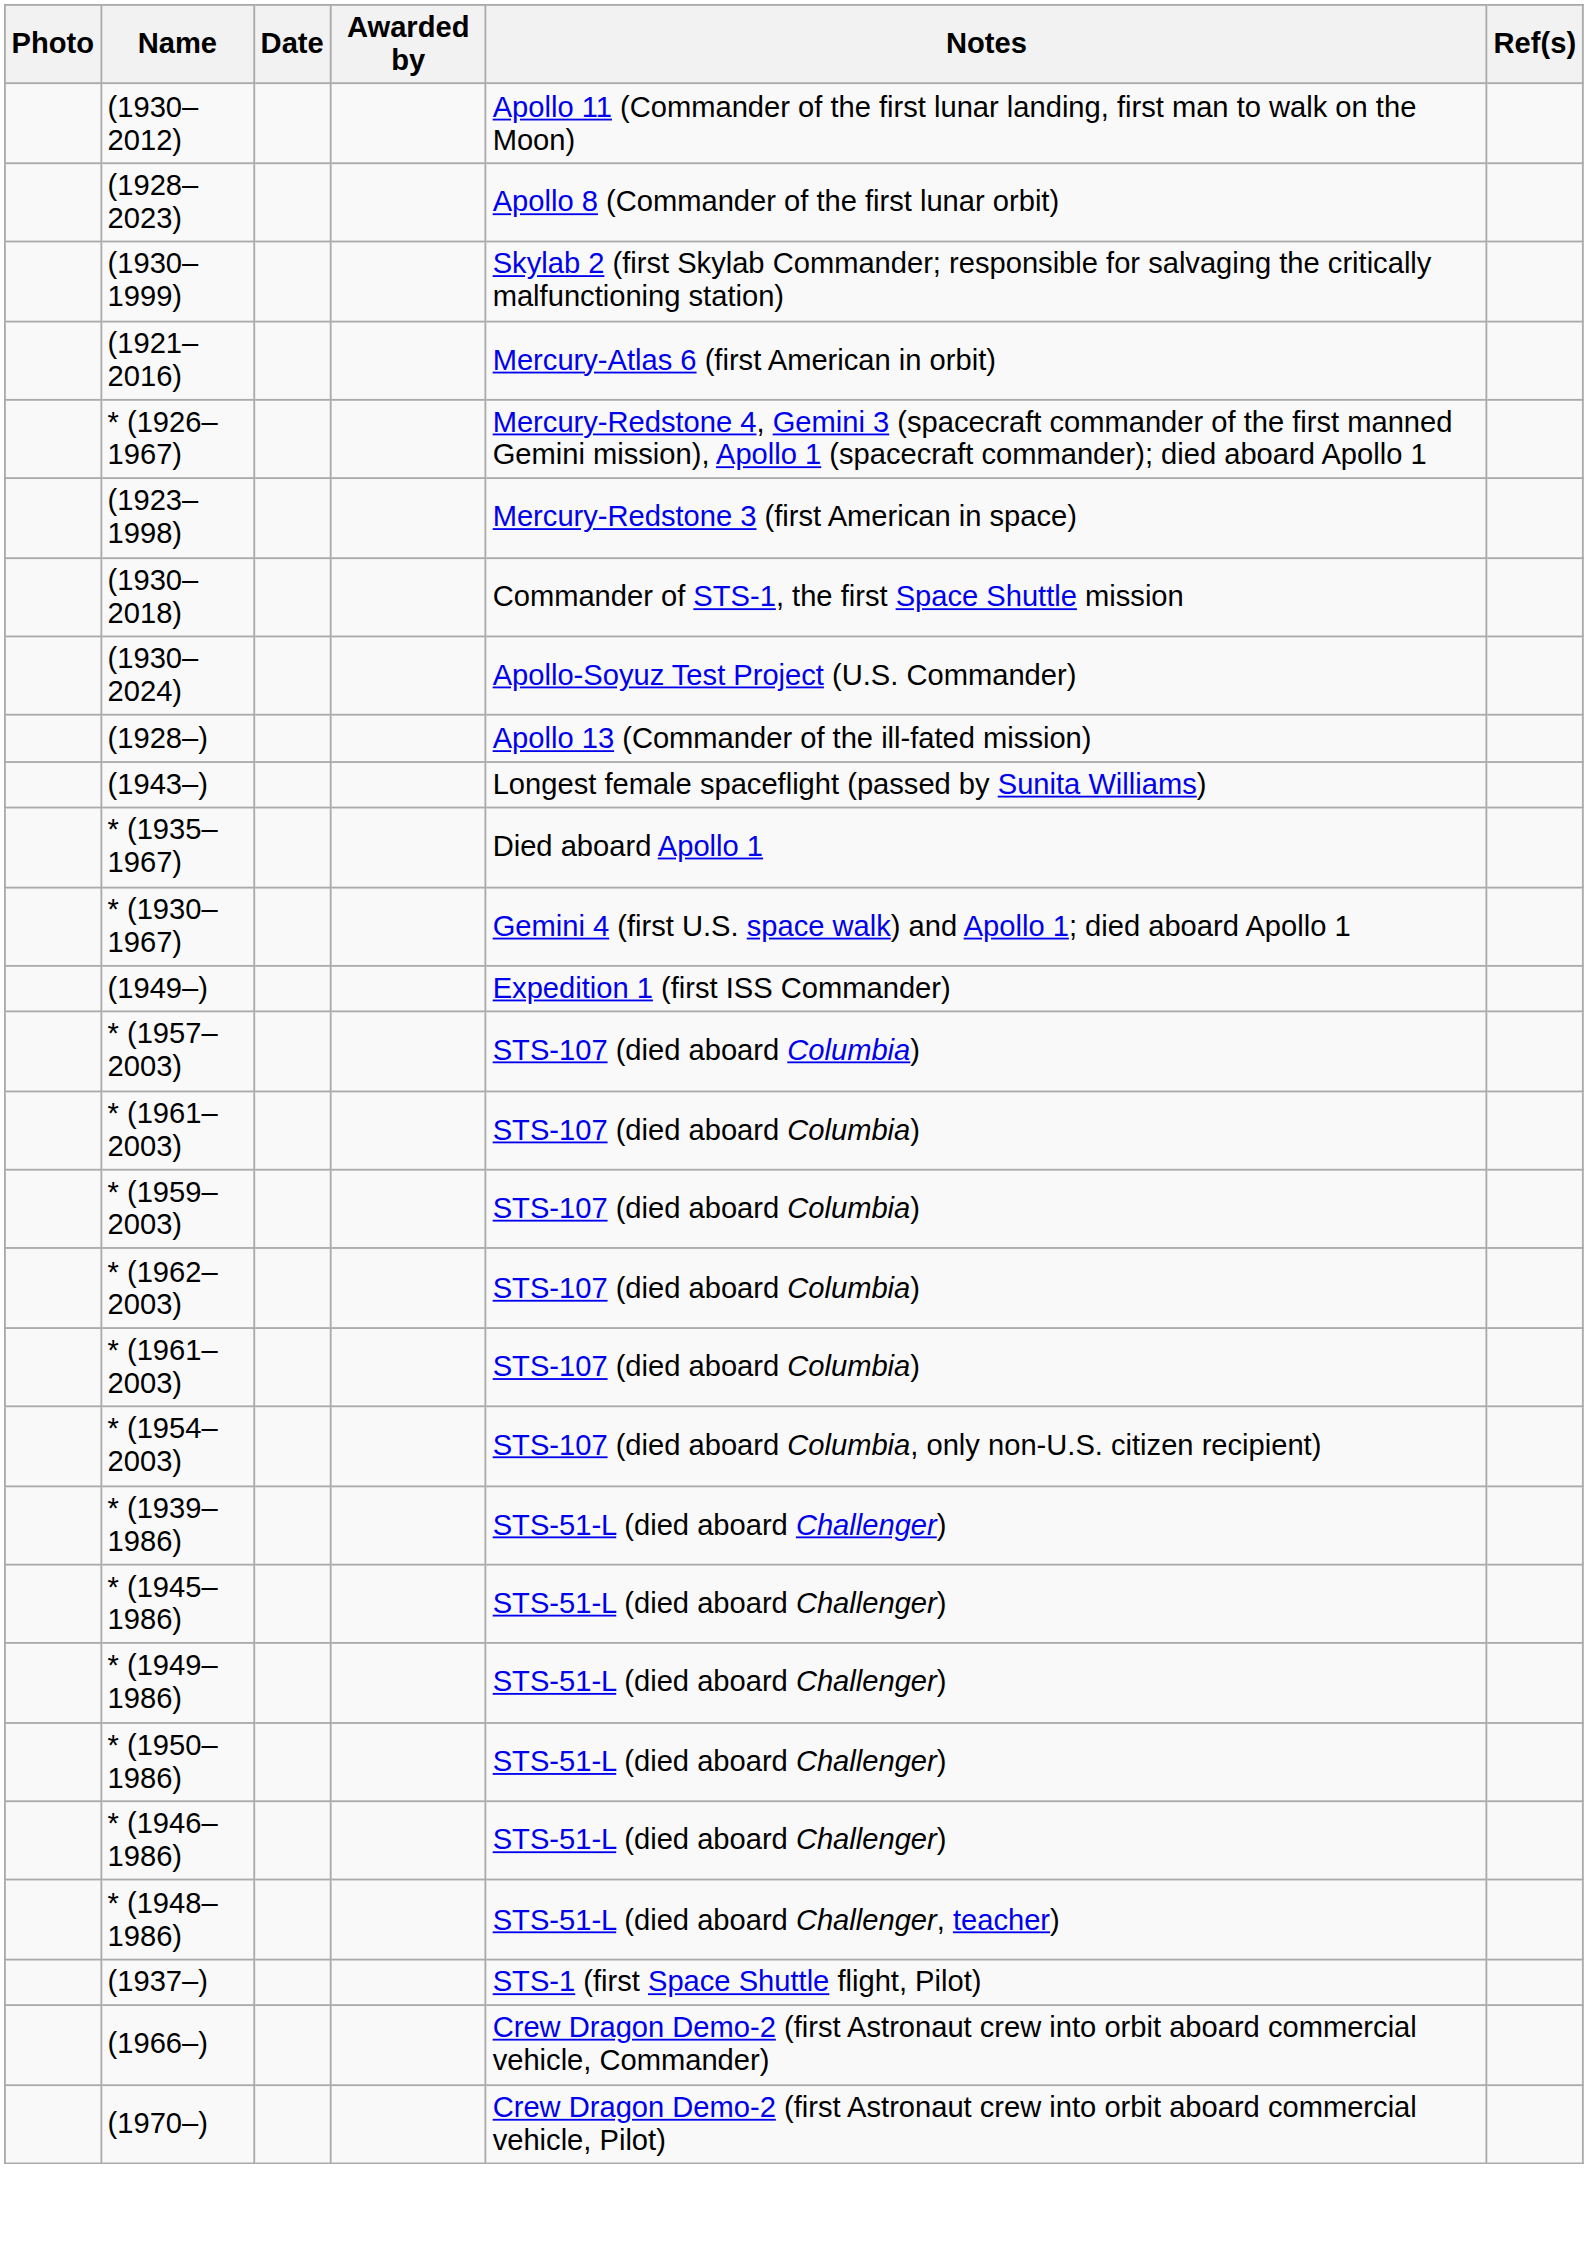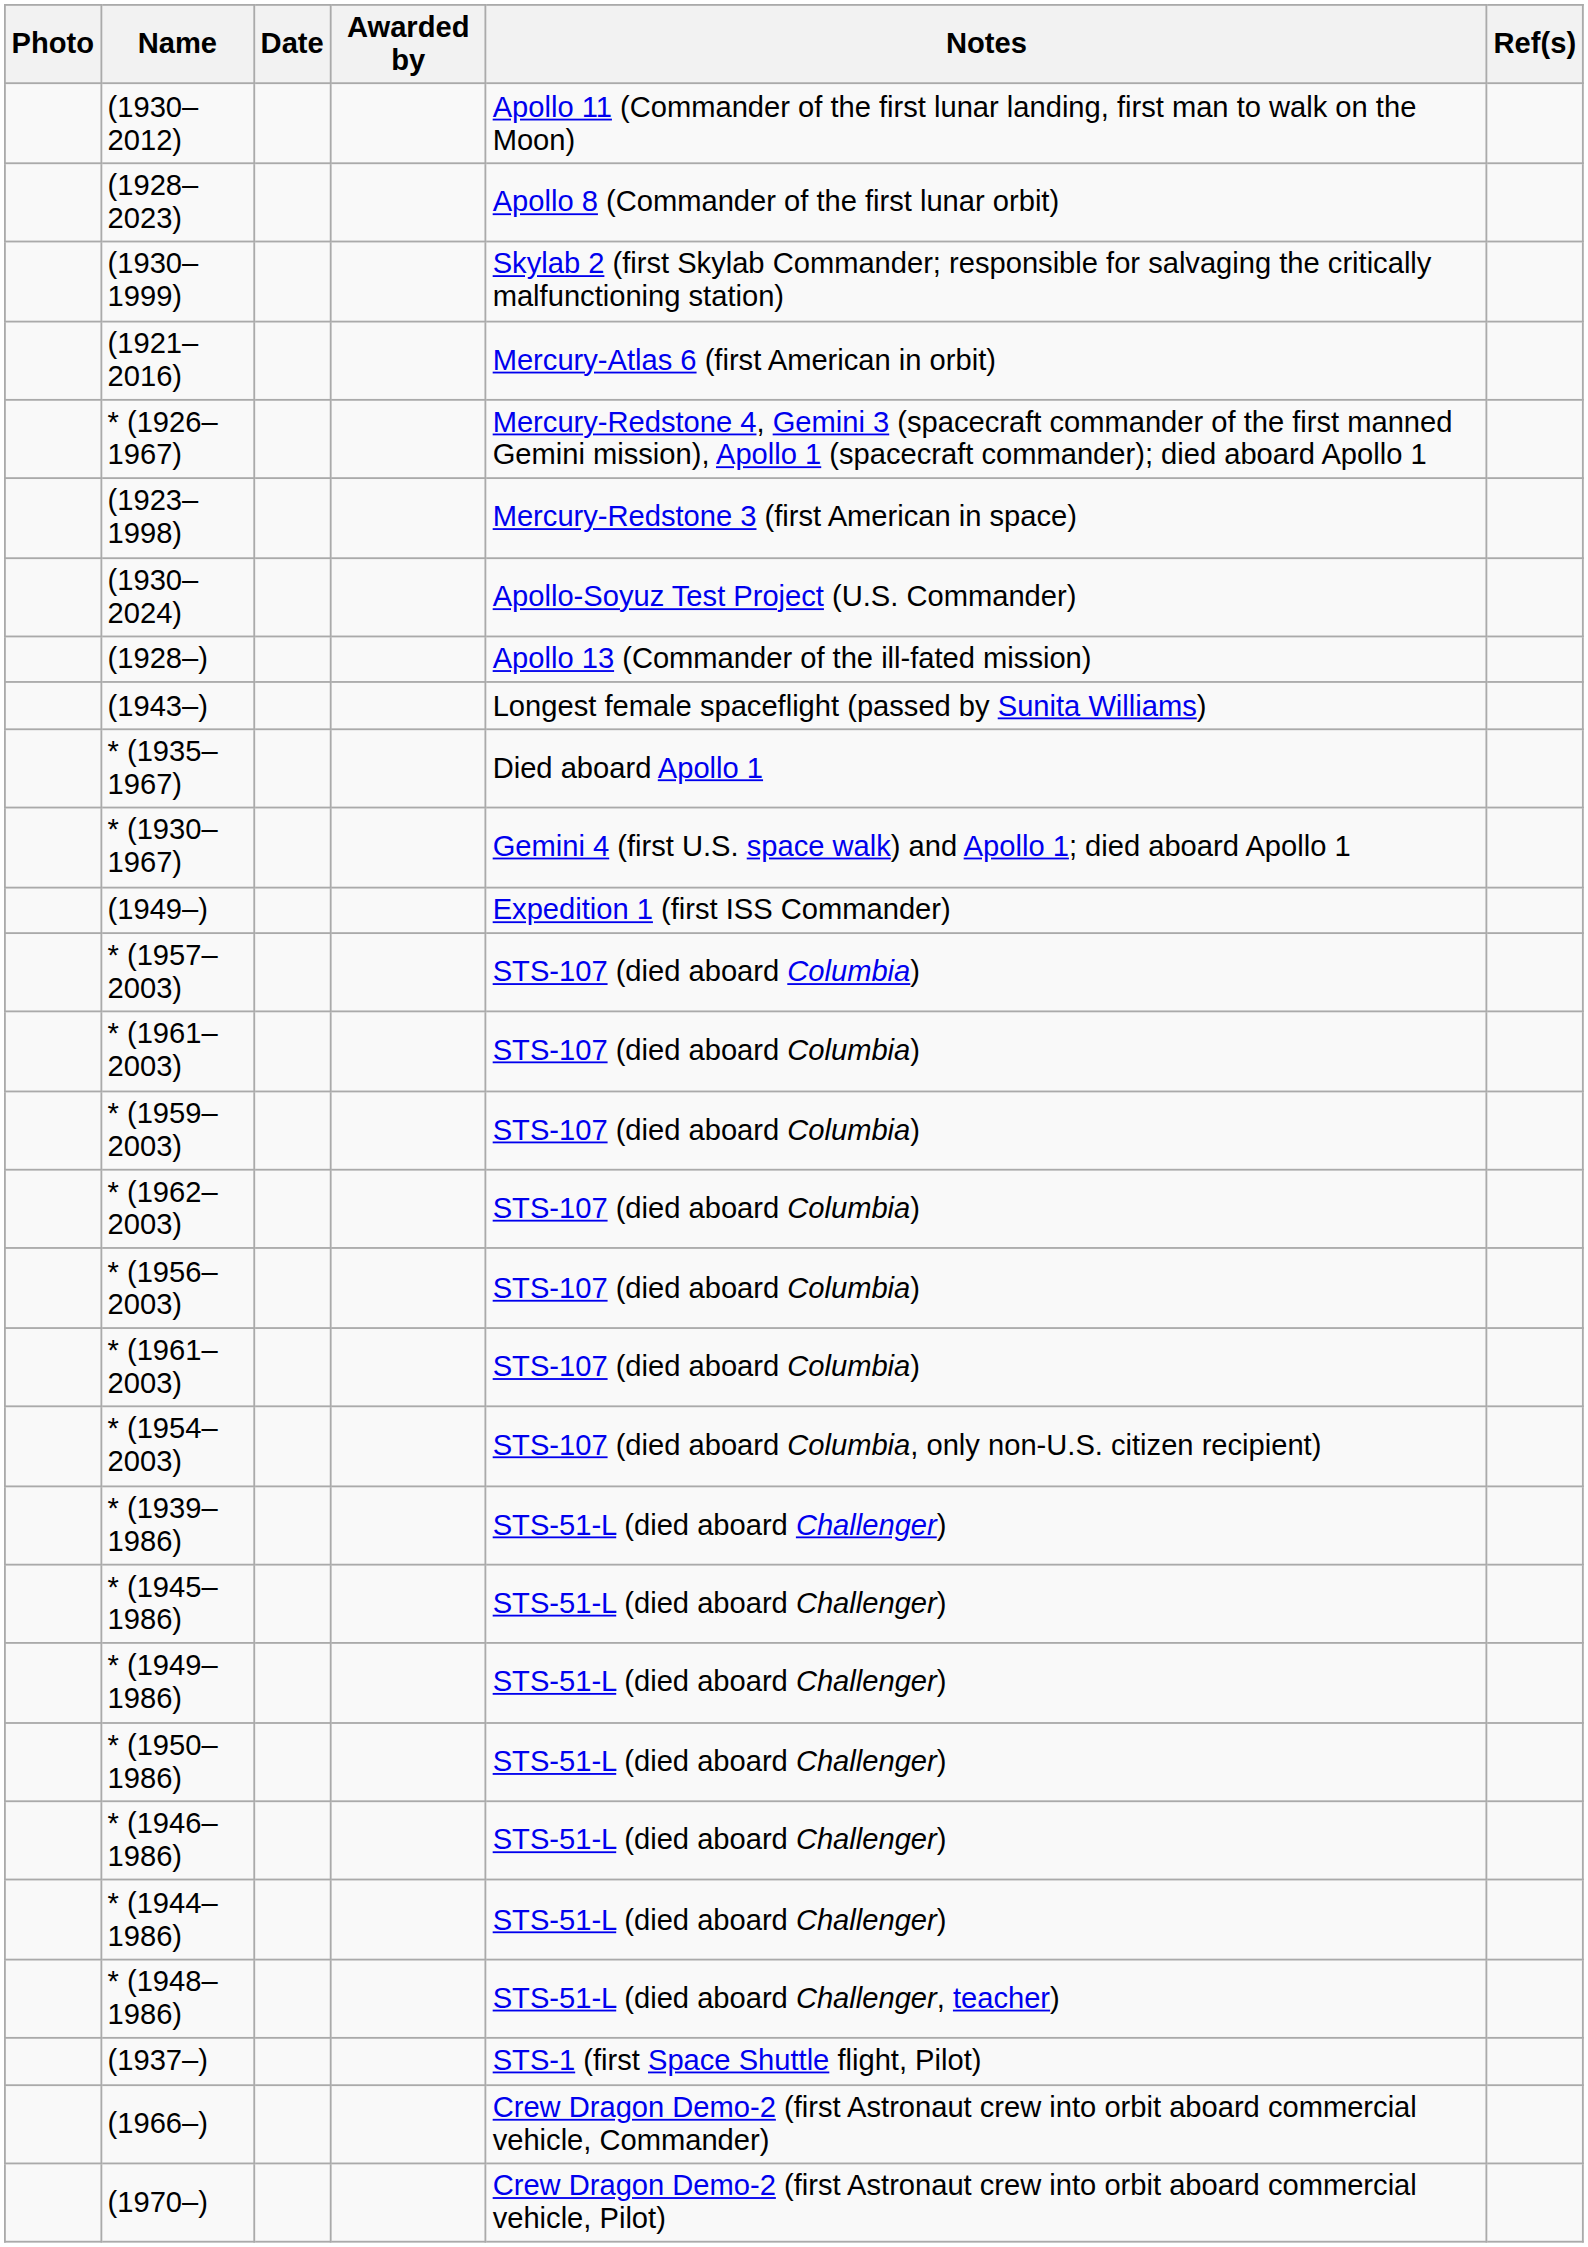- row: (53, 597)
+ row: (53, 1288)
+ row: (53, 1920)
